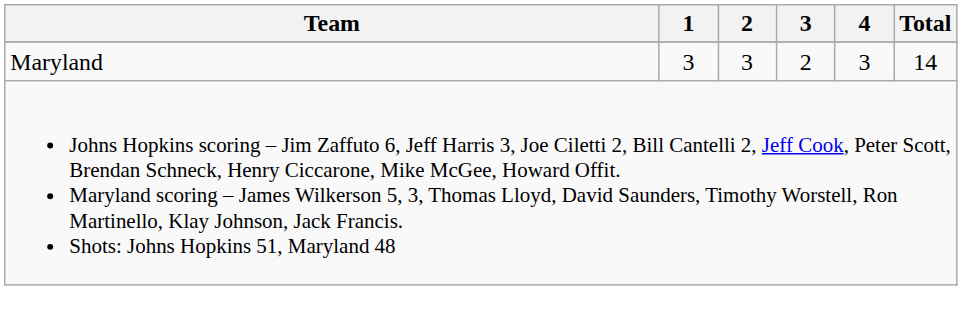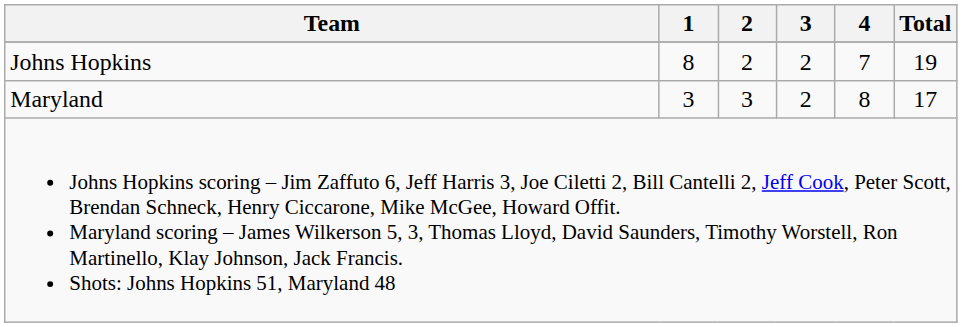+ row: (81, 61)
(864, 61) 3 -> (864, 99) 8
(925, 61) 14 -> (925, 99) 17
